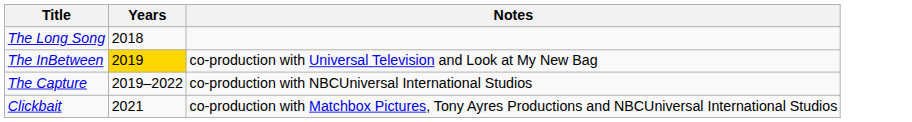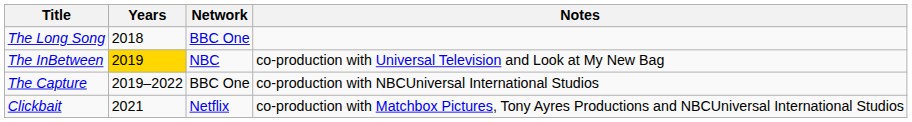+ column: (220, 15)
